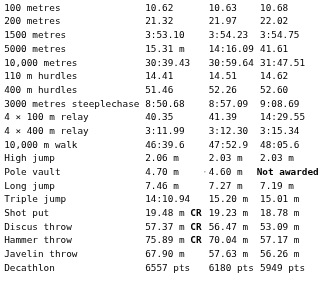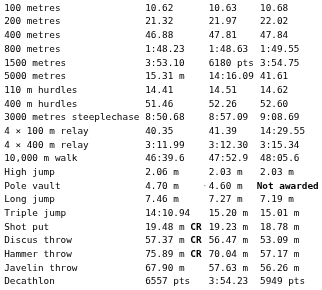+ row: (32, 35)
+ row: (32, 49)
(228, 35) 3:54.23 -> (231, 62) 6180 pts
- row: (41, 62)
(231, 267) 6180 pts -> (228, 281) 3:54.23
